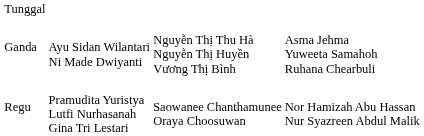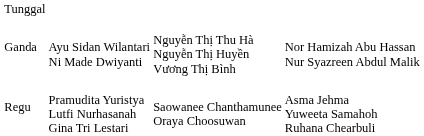(331, 54) Asma Jehma Yuweeta Samahoh Ruhana Chearbuli -> (352, 54) Nor Hamizah Abu Hassan Nur Syazreen Abdul Malik
(352, 113) Nor Hamizah Abu Hassan Nur Syazreen Abdul Malik -> (331, 113) Asma Jehma Yuweeta Samahoh Ruhana Chearbuli
